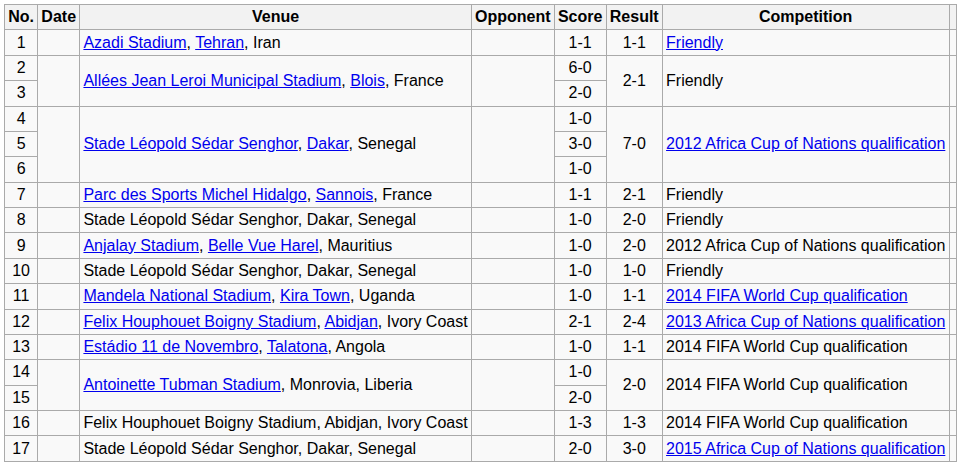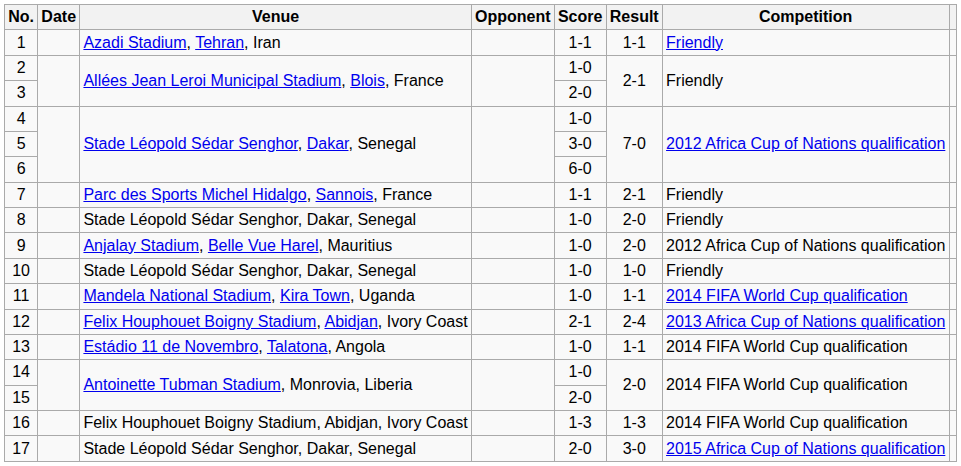(580, 67) 6-0 -> (580, 67) 1-0
(580, 169) 1-0 -> (580, 169) 6-0
